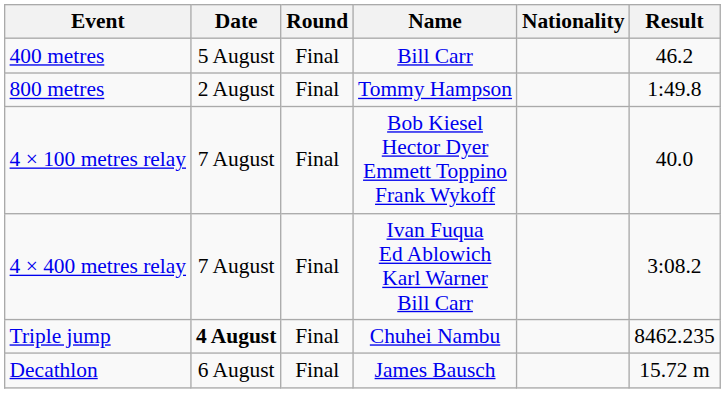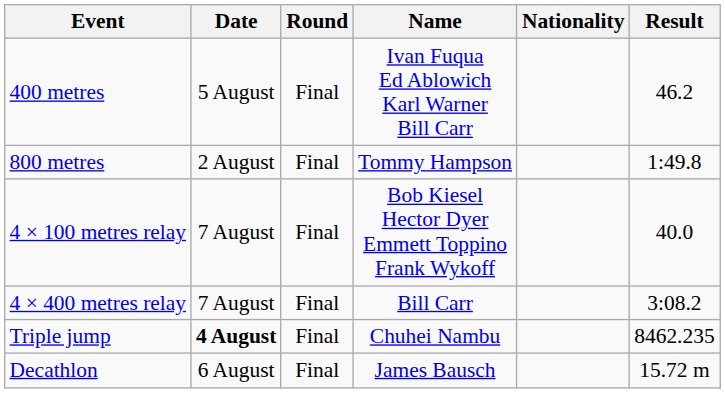(435, 55) Bill Carr -> (435, 91) Ivan Fuqua Ed Ablowich Karl Warner Bill Carr
(435, 266) Ivan Fuqua Ed Ablowich Karl Warner Bill Carr -> (435, 302) Bill Carr
